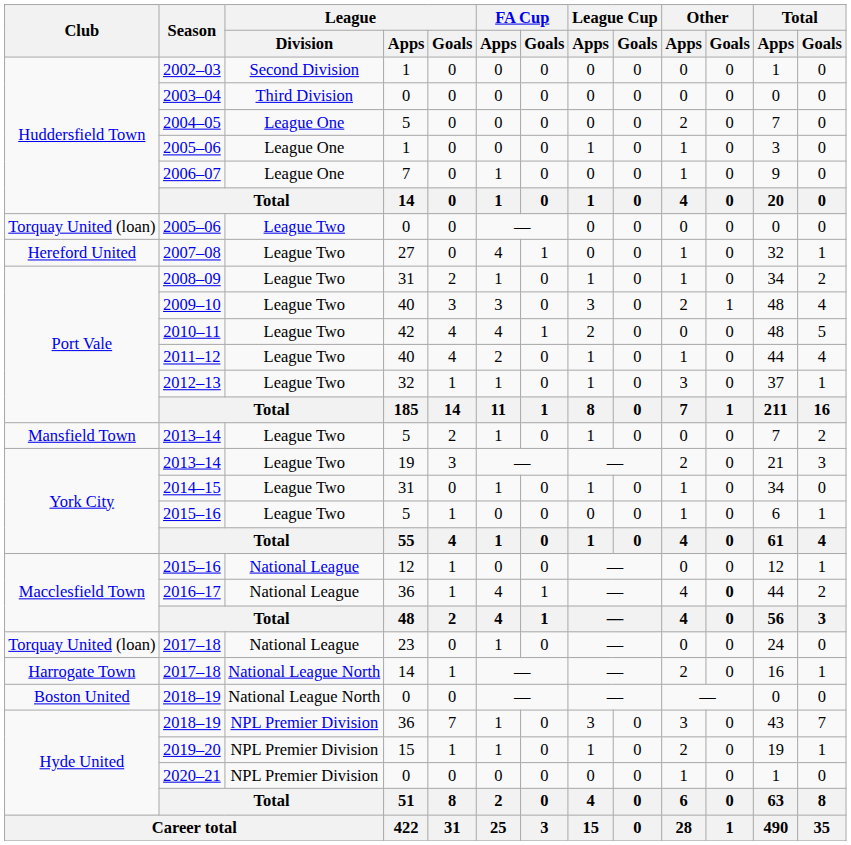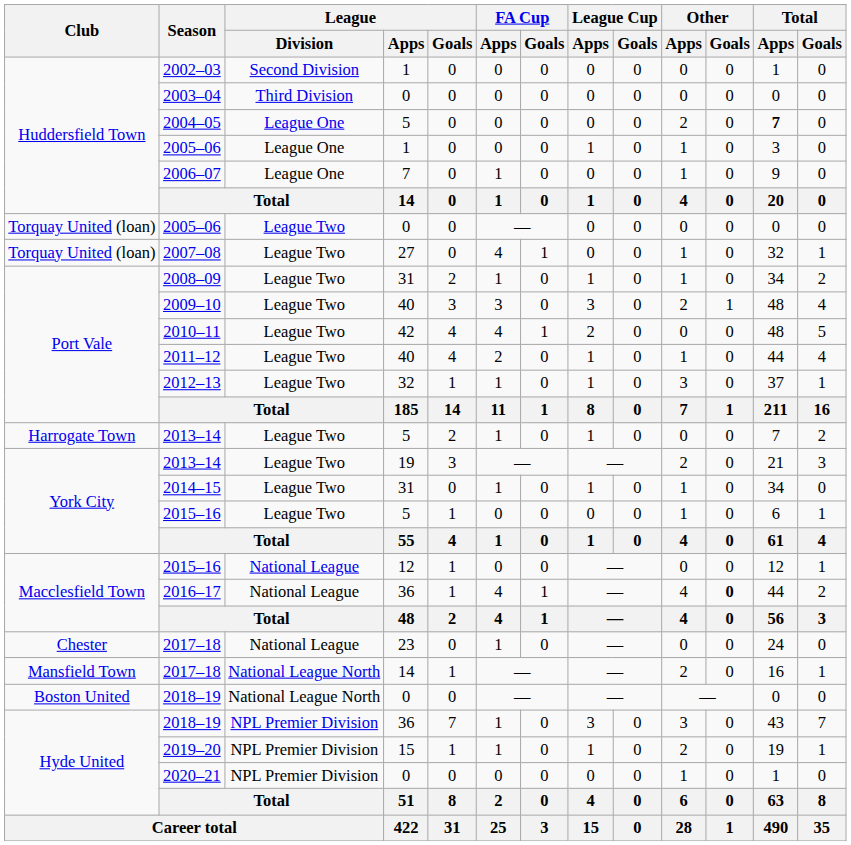(776, 122) normal -> (776, 122) bold
(82, 252) Hereford United -> (82, 252) Torquay United (loan)
(82, 435) Mansfield Town -> (82, 435) Harrogate Town
(82, 644) Torquay United (loan) -> (82, 644) Chester
(82, 670) Harrogate Town -> (82, 670) Mansfield Town
